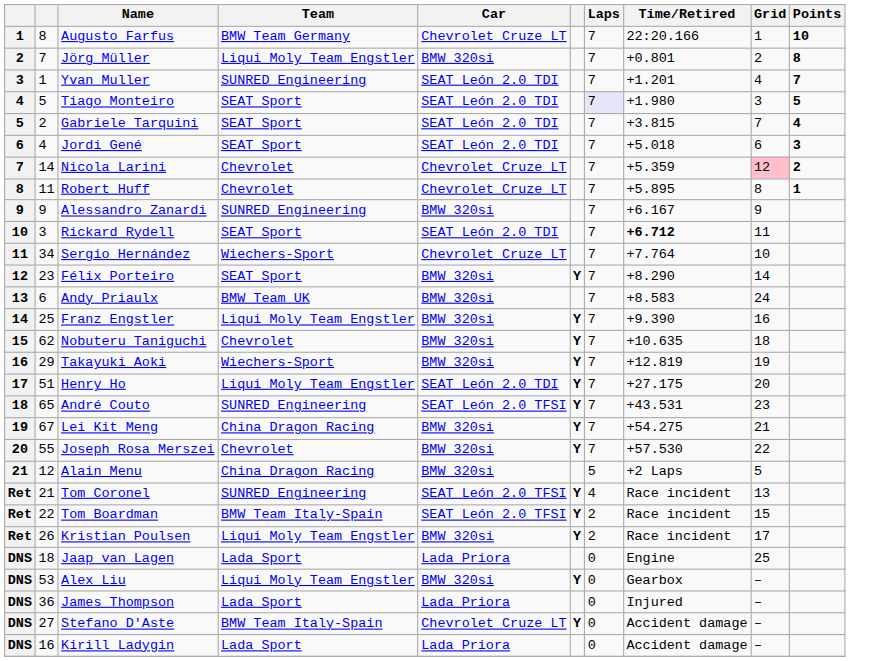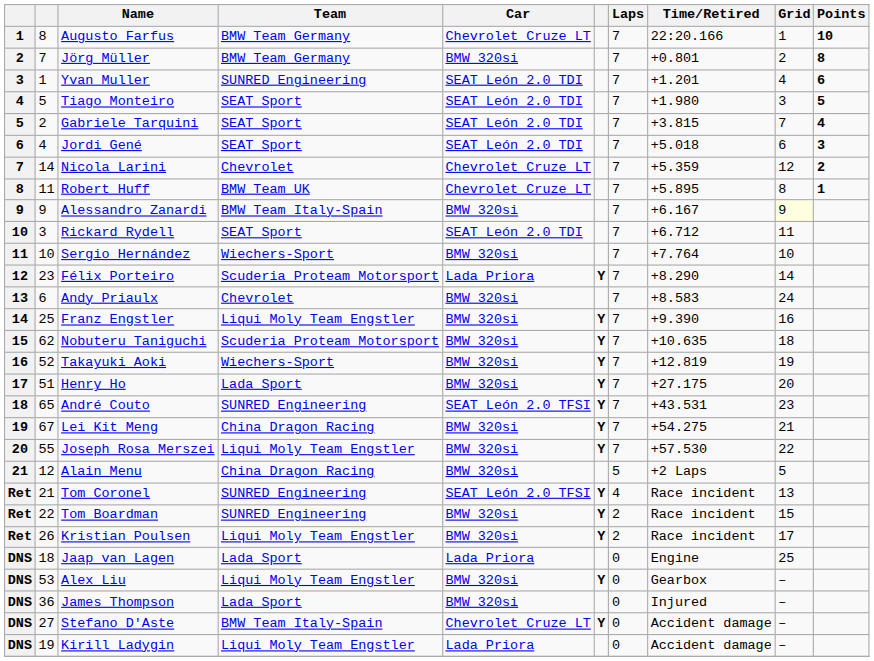(318, 59) Liqui Moly Team Engstler -> (286, 59) BMW Team Germany
(797, 81) 7 -> (821, 81) 6
(592, 103) lavender background -> (616, 103) no background
(762, 168) pink background -> (786, 168) no background
(257, 190) Chevrolet -> (265, 190) BMW Team UK
(294, 211) SUNRED Engineering -> (302, 211) BMW Team Italy-Spain
(758, 211) no background -> (782, 211) lightyellow background
(651, 233) bold -> (675, 233) normal
(47, 255) 34 -> (47, 255) 10
(494, 255) Chevrolet Cruze LT -> (482, 255) BMW 320si
(261, 277) SEAT Sport -> (330, 277) Scuderia Proteam Motorsport
(458, 277) BMW 320si -> (490, 277) Lada Priora
(265, 298) BMW Team UK -> (257, 298) Chevrolet
(257, 342) Chevrolet -> (330, 342) Scuderia Proteam Motorsport
(47, 363) 29 -> (47, 363) 52
(318, 385) Liqui Moly Team Engstler -> (261, 385) Lada Sport
(490, 385) SEAT León 2.0 TDI -> (482, 385) BMW 320si
(257, 450) Chevrolet -> (318, 450) Liqui Moly Team Engstler
(302, 516) BMW Team Italy-Spain -> (294, 516) SUNRED Engineering
(494, 516) SEAT León 2.0 TFSI -> (482, 516) BMW 320si
(466, 603) Lada Priora -> (482, 603) BMW 320si
(47, 646) 16 -> (47, 646) 19
(261, 646) Lada Sport -> (318, 646) Liqui Moly Team Engstler
